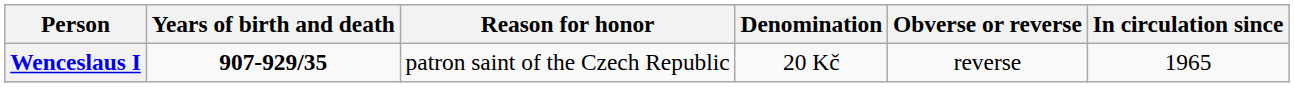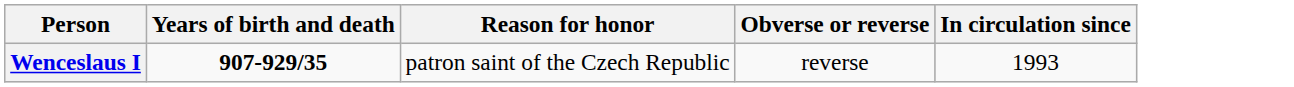- column: (811, 23)
(1188, 62) 1965 -> (1035, 62) 1993
